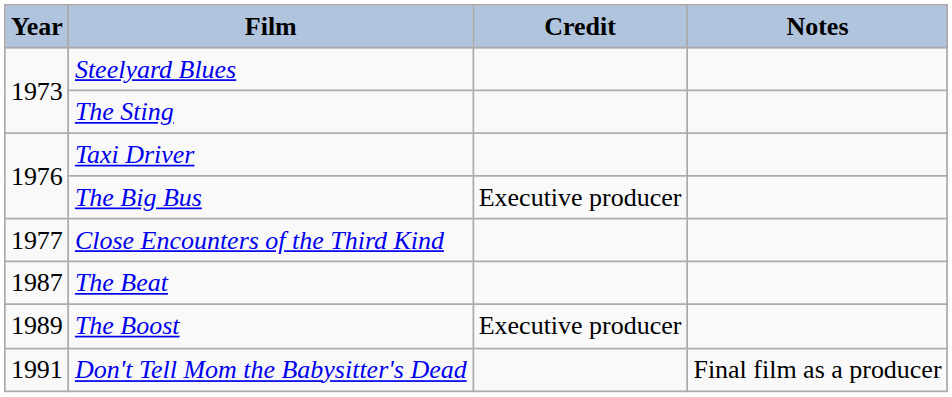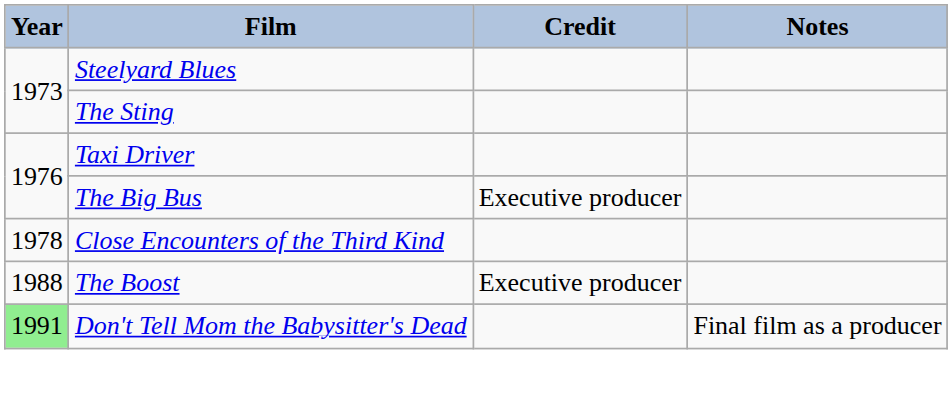(37, 240) 1977 -> (37, 240) 1978
- row: (121, 283)
(37, 326) 1989 -> (37, 283) 1988
(37, 368) no background -> (37, 326) lightgreen background
